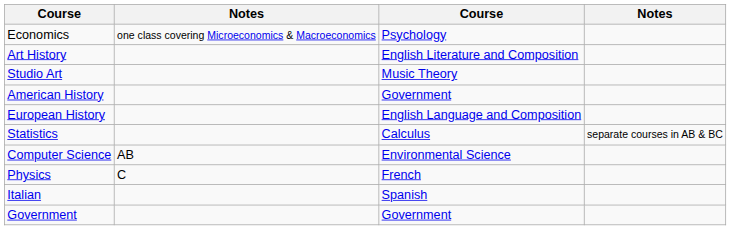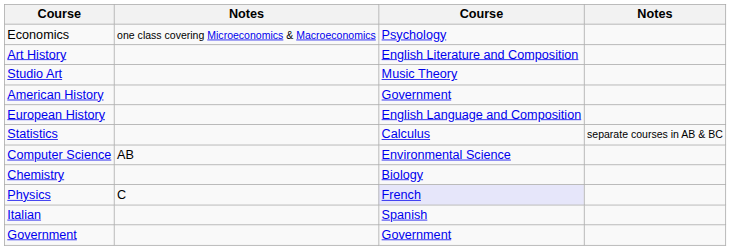+ row: (36, 174)
(401, 174) no background -> (401, 194) lavender background
